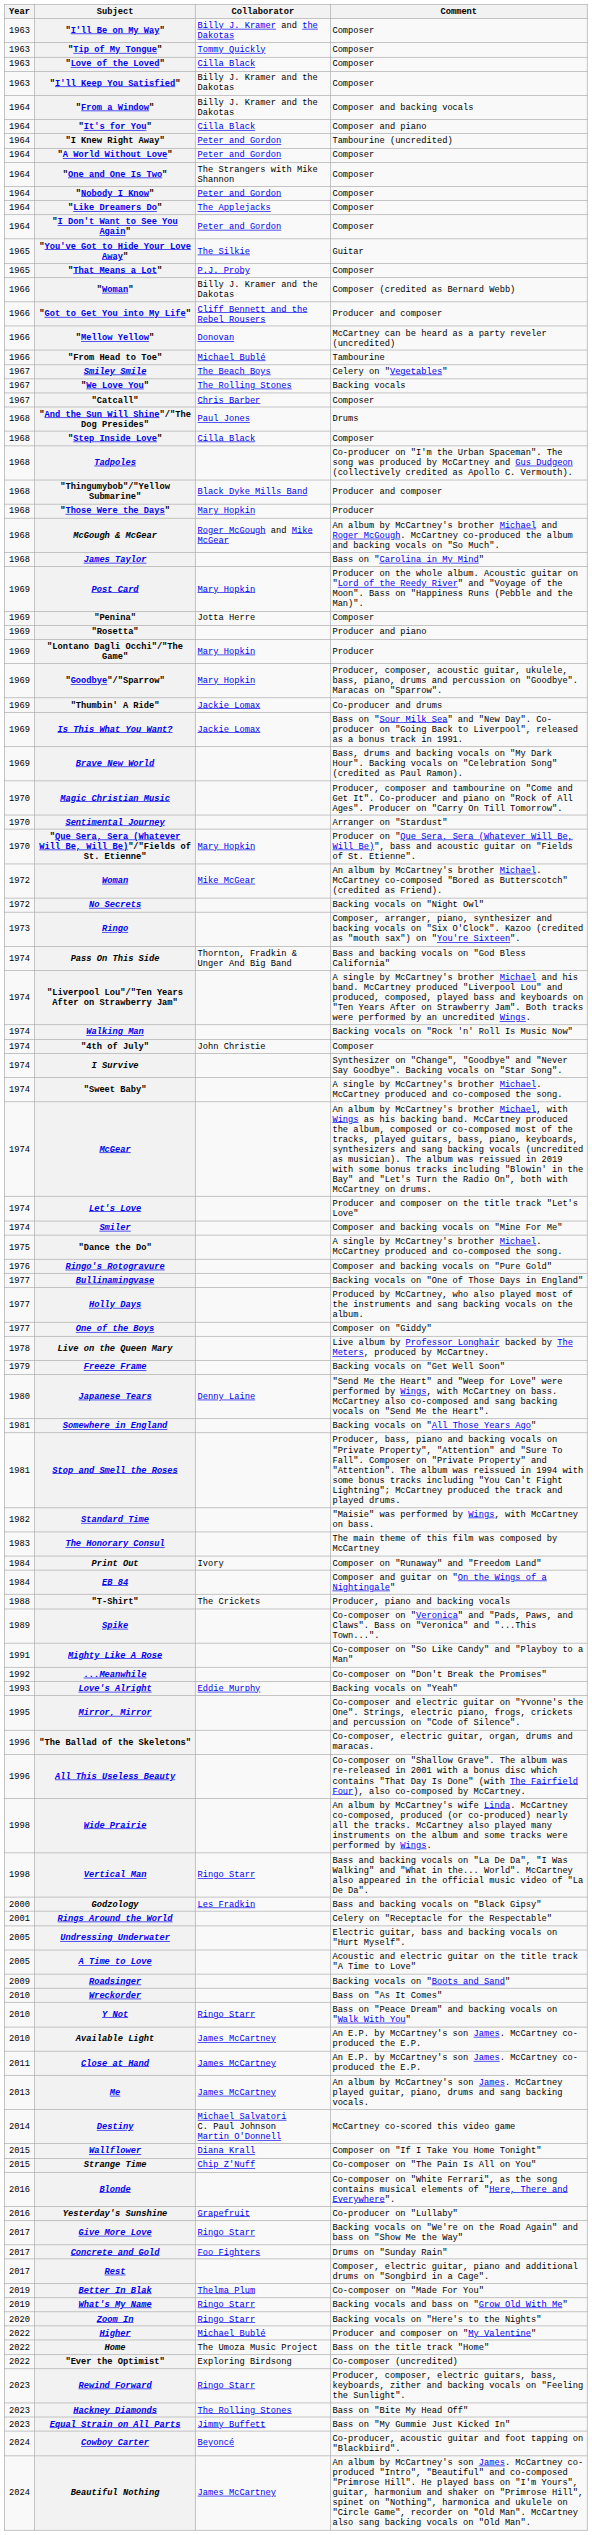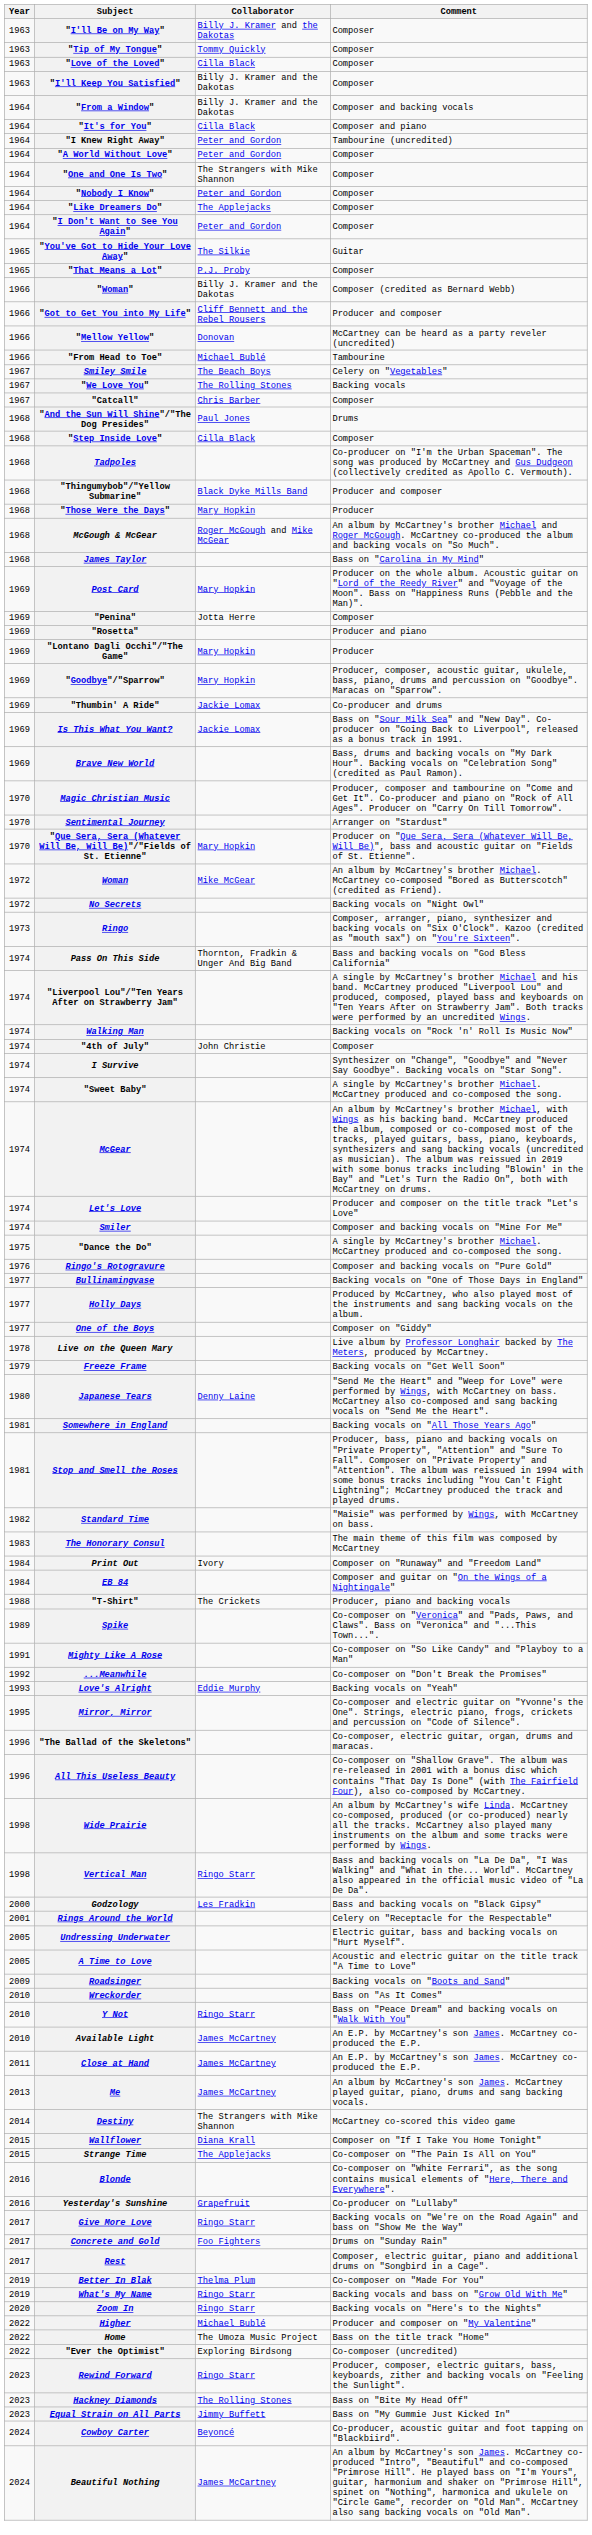(242, 2127) Michael Salvatori C. Paul Johnson Martin O'Donnell -> (258, 2122) The Strangers with Mike Shannon
(226, 2165) Chip Z'Nuff -> (234, 2155) The Applejacks
